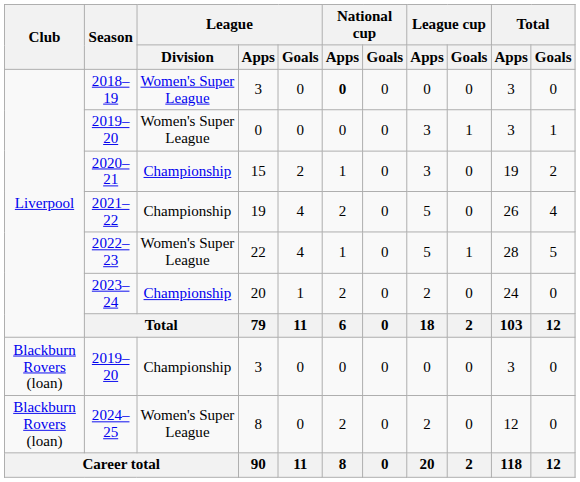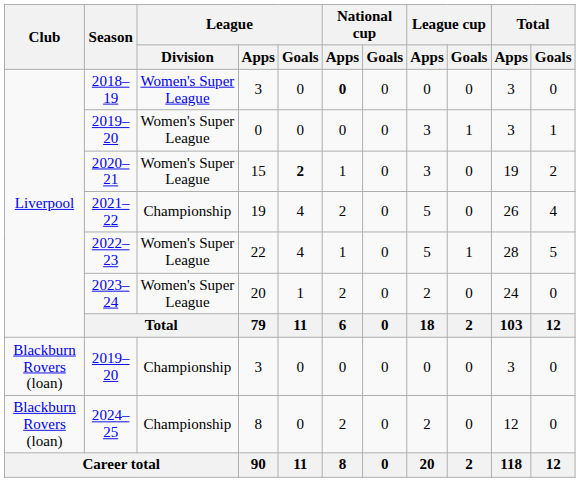(187, 171) Championship -> (187, 171) Women's Super League
(300, 171) normal -> (300, 171) bold
(187, 293) Championship -> (187, 293) Women's Super League
(187, 424) Women's Super League -> (187, 424) Championship
